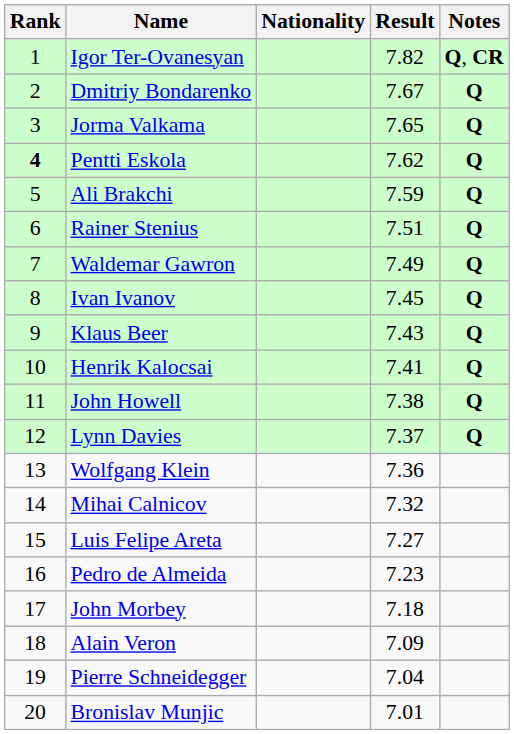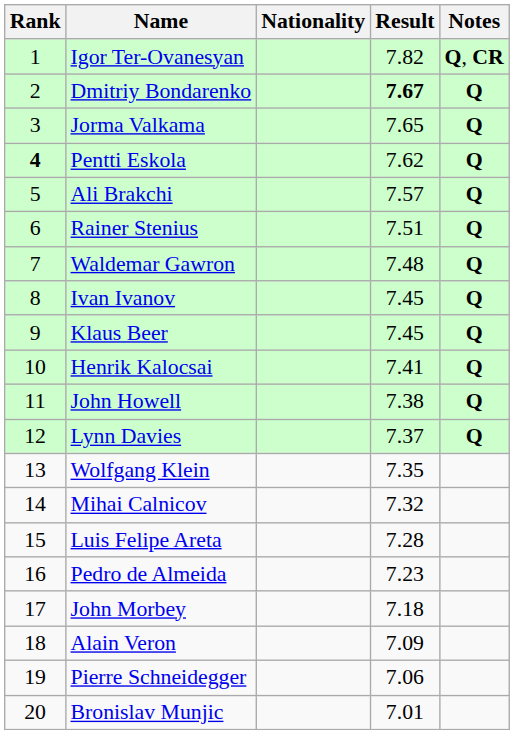(405, 90) normal -> (405, 90) bold
(405, 194) 7.59 -> (405, 194) 7.57
(405, 263) 7.49 -> (405, 263) 7.48
(405, 332) 7.43 -> (405, 332) 7.45
(405, 470) 7.36 -> (405, 470) 7.35
(405, 539) 7.27 -> (405, 539) 7.28
(405, 677) 7.04 -> (405, 677) 7.06
